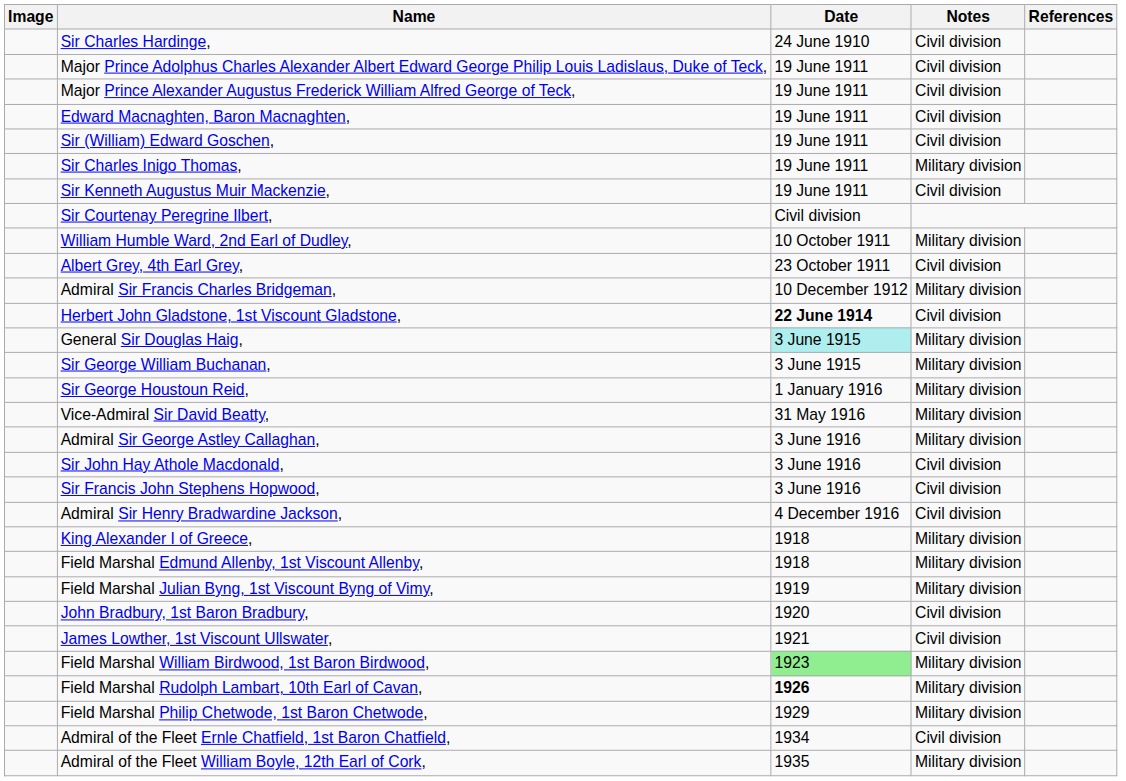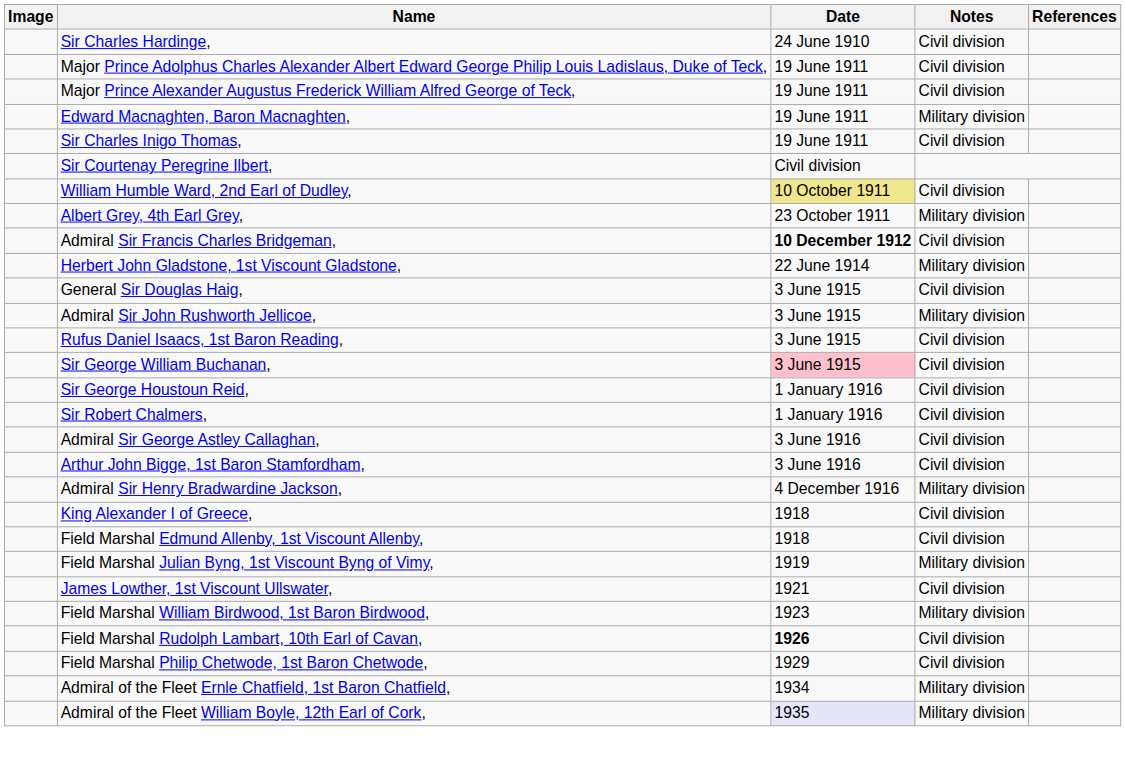(958, 116) Civil division -> (972, 116) Military division
- row: (167, 141)
(968, 166) Military division -> (962, 141) Civil division
- row: (195, 191)
(832, 240) no background -> (832, 191) khaki background
(968, 240) Military division -> (962, 191) Civil division
(958, 265) Civil division -> (972, 215) Military division
(841, 290) normal -> (843, 240) bold
(968, 290) Military division -> (962, 240) Civil division
(823, 315) bold -> (822, 265) normal
(958, 315) Civil division -> (972, 265) Military division
(818, 340) paleturquoise background -> (818, 290) no background
(968, 340) Military division -> (962, 290) Civil division
+ row: (188, 315)
+ row: (202, 340)
(818, 365) no background -> (818, 365) pink background
(968, 365) Military division -> (962, 365) Civil division
(968, 389) Military division -> (962, 389) Civil division
+ row: (134, 414)
- row: (165, 414)
(968, 439) Military division -> (962, 439) Civil division
+ row: (213, 464)
- row: (172, 464)
- row: (190, 489)
(958, 514) Civil division -> (972, 489) Military division
(968, 539) Military division -> (962, 514) Civil division
(968, 564) Military division -> (962, 539) Civil division
- row: (185, 613)
(792, 663) lightgreen background -> (792, 613) no background
(968, 688) Military division -> (962, 638) Civil division
(968, 713) Military division -> (962, 663) Civil division
(958, 738) Civil division -> (972, 688) Military division
(792, 762) no background -> (792, 713) lavender background
